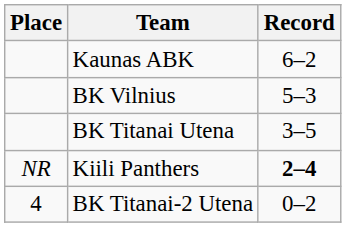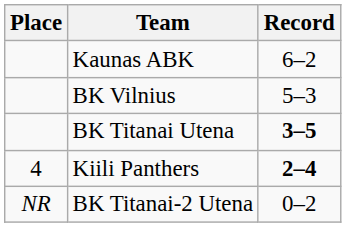(299, 131) normal -> (299, 131) bold
(36, 167) NR -> (36, 167) 4
(36, 204) 4 -> (36, 204) NR
